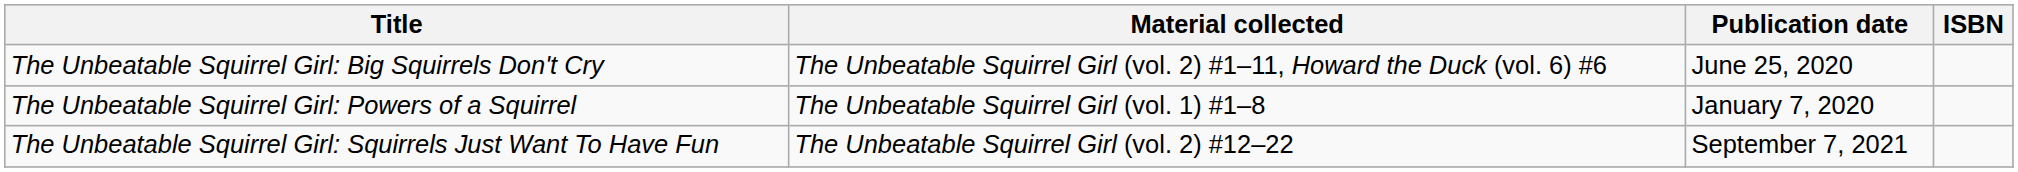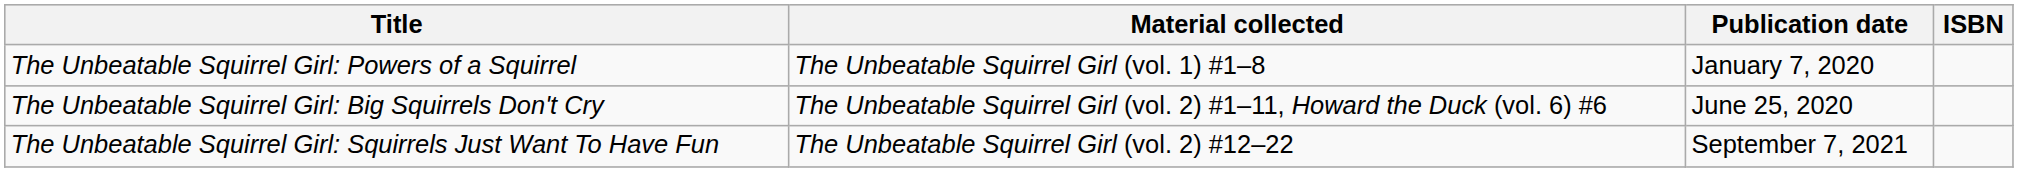rows swapped: (293, 105) <-> (307, 65)
